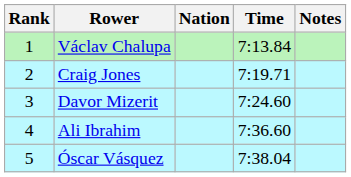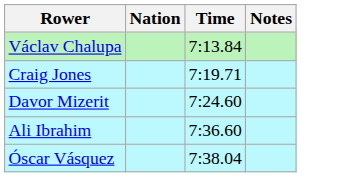- column: (29, 18)
